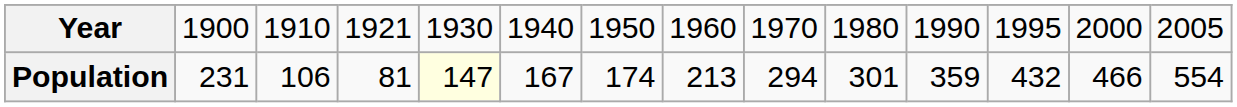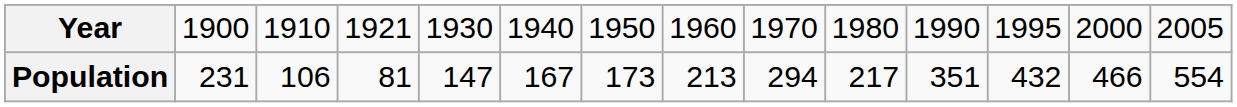(468, 76) lightyellow background -> (468, 76) no background
(630, 76) 174 -> (630, 76) 173
(874, 76) 301 -> (874, 76) 217
(955, 76) 359 -> (955, 76) 351
